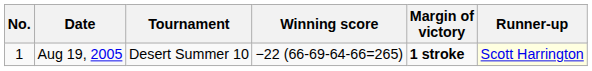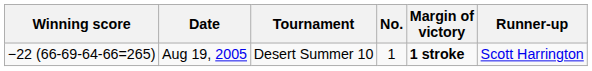columns swapped: (19, 24) <-> (329, 24)
(532, 55) lightyellow background -> (532, 55) no background
